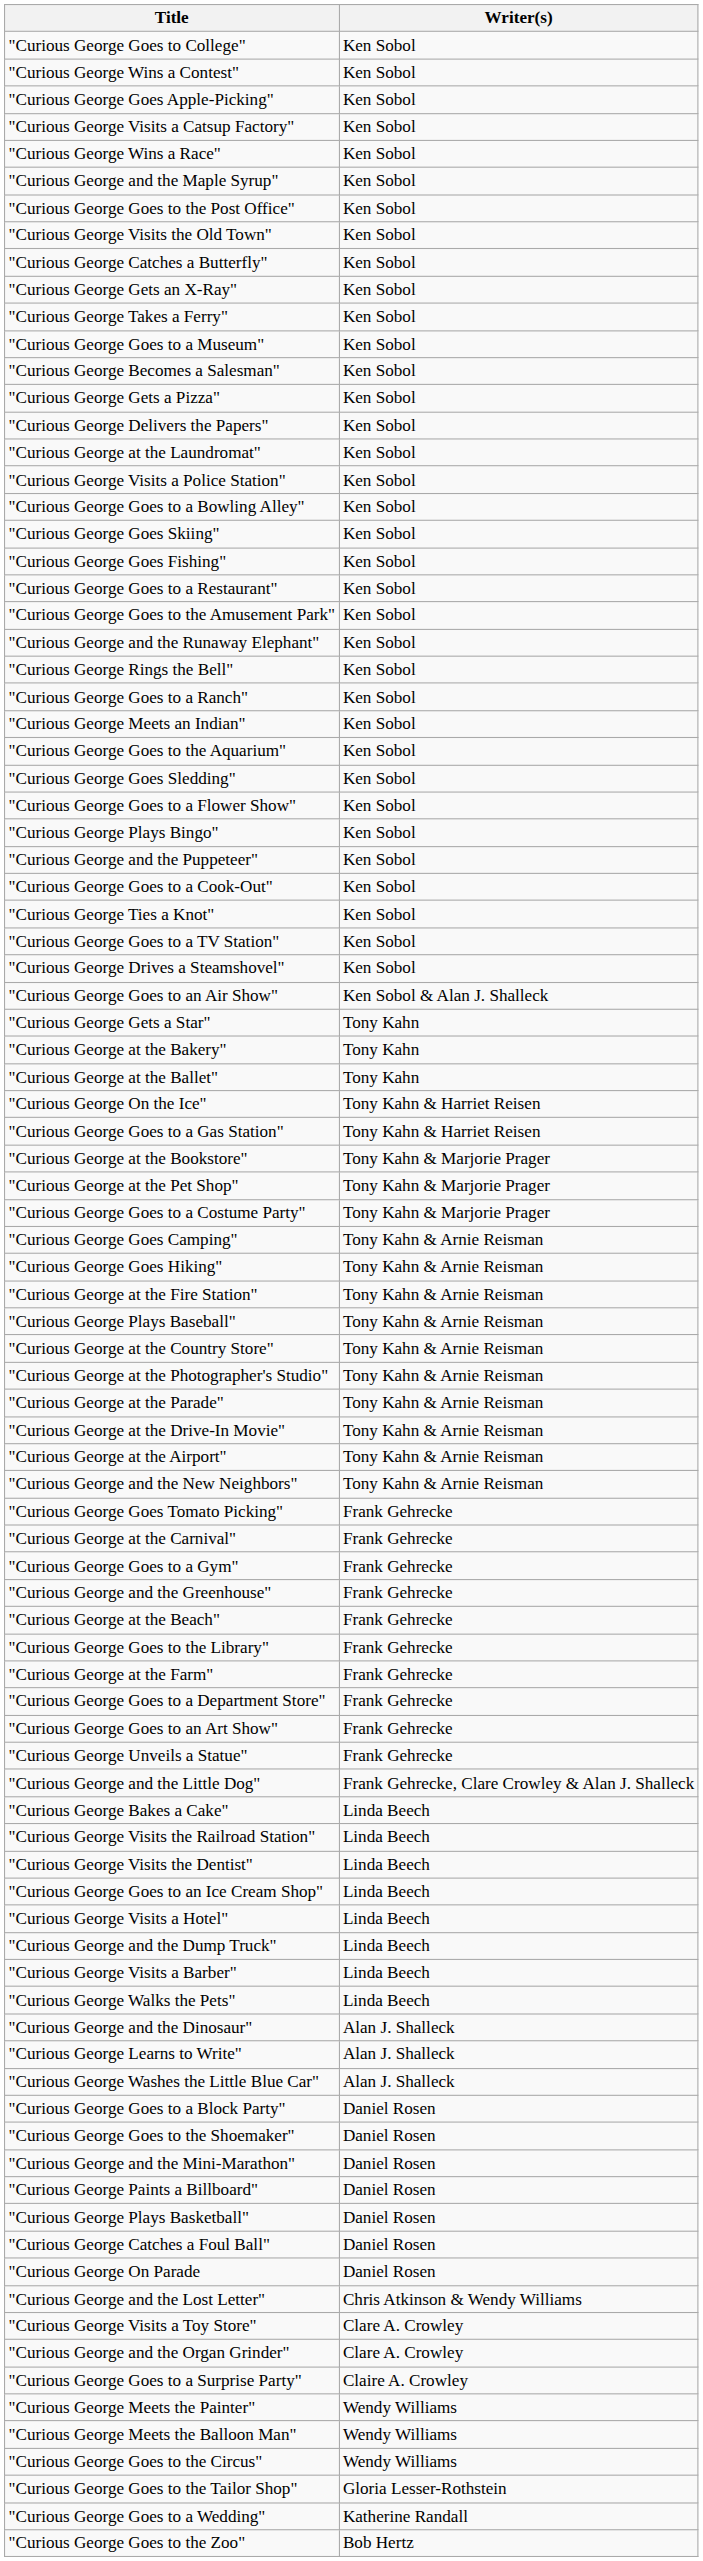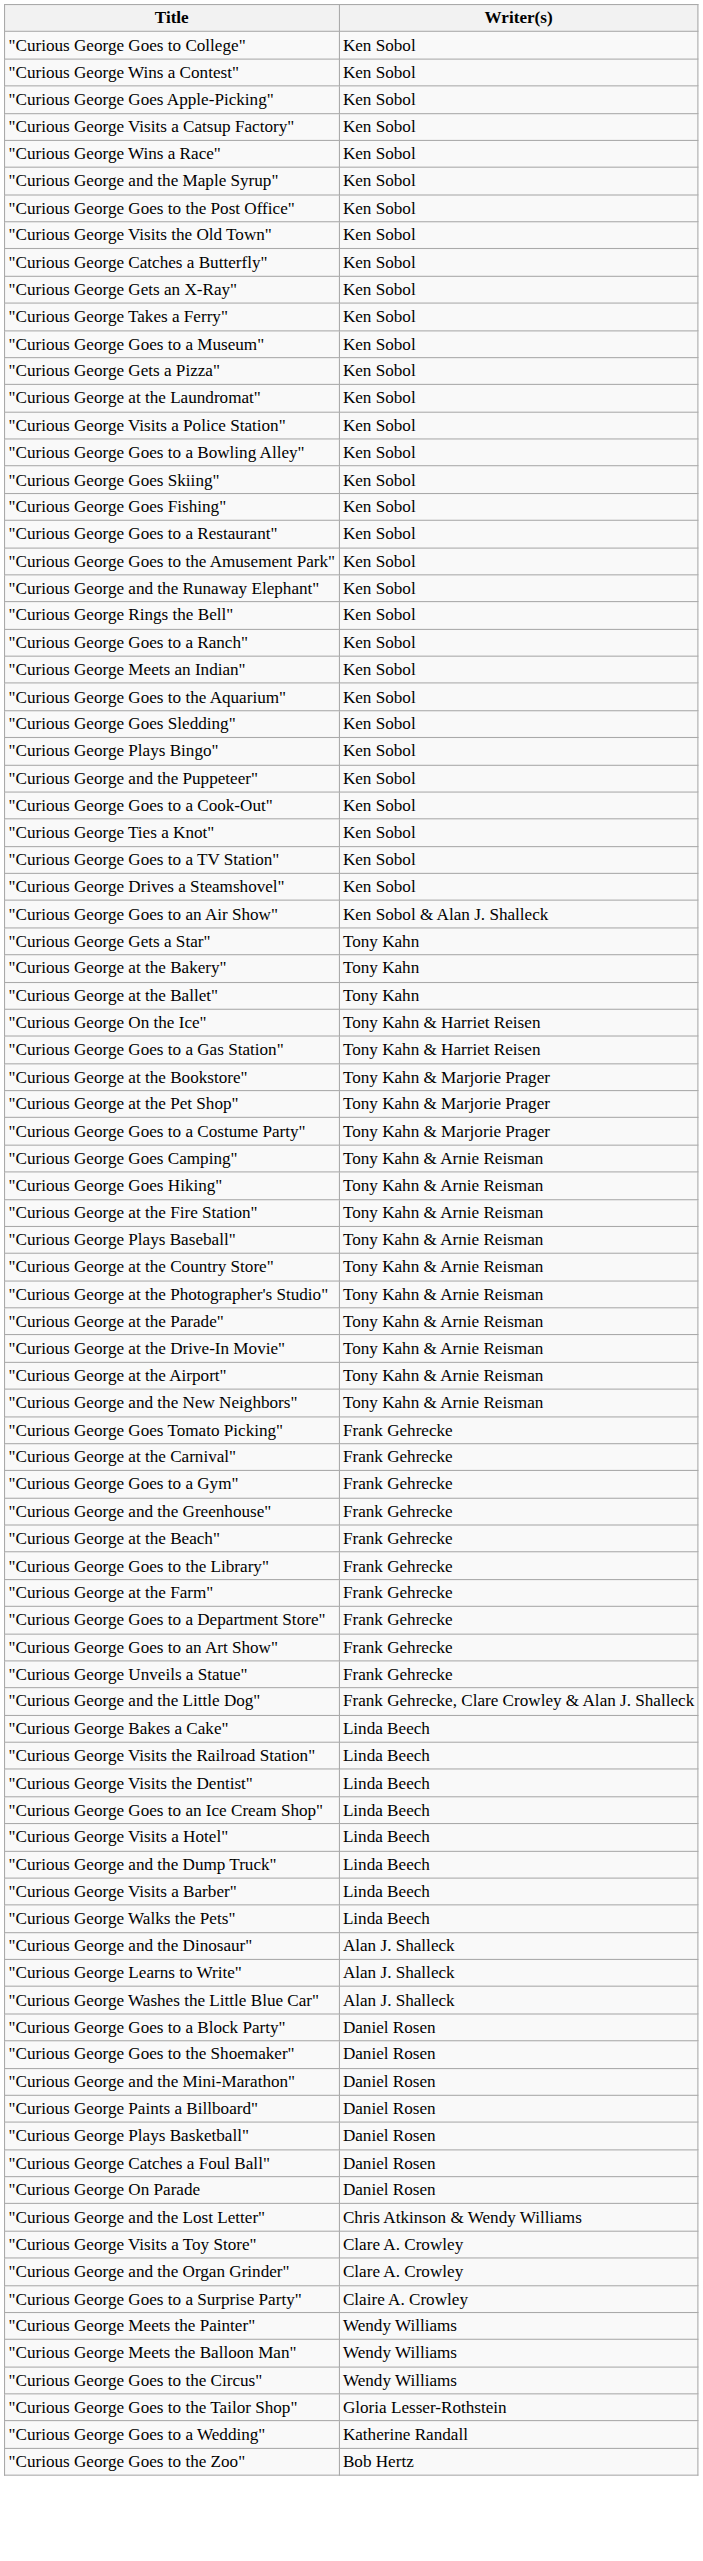- row: (144, 371)
- row: (138, 425)
- row: (152, 805)
